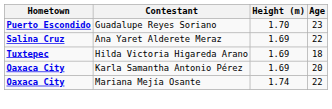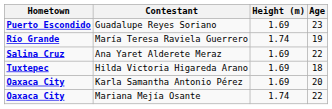(279, 26) 1.70 -> (279, 26) 1.69
+ row: (172, 40)
